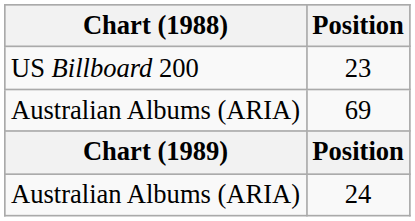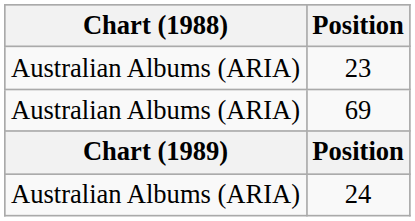(105, 67) US Billboard 200 -> (156, 67) Australian Albums (ARIA)
